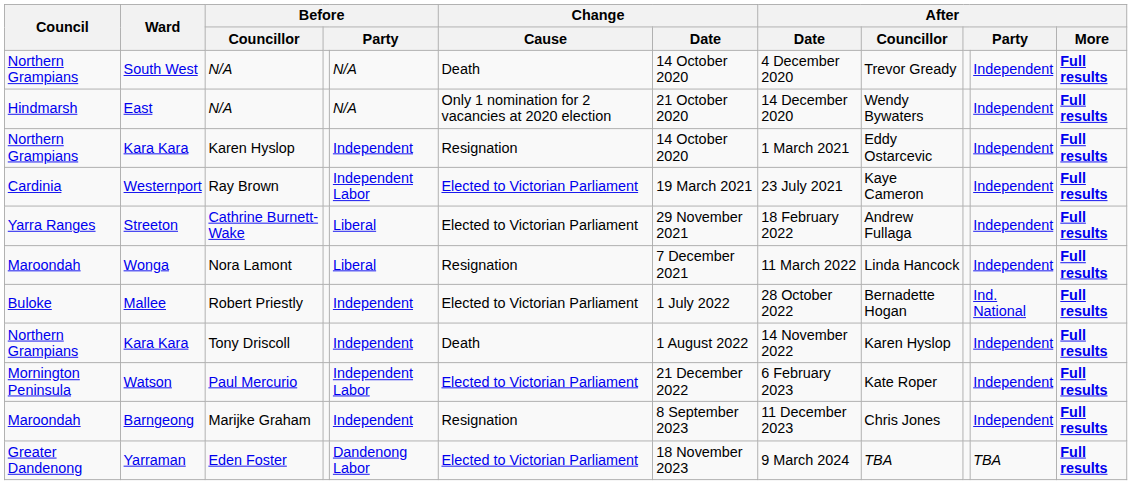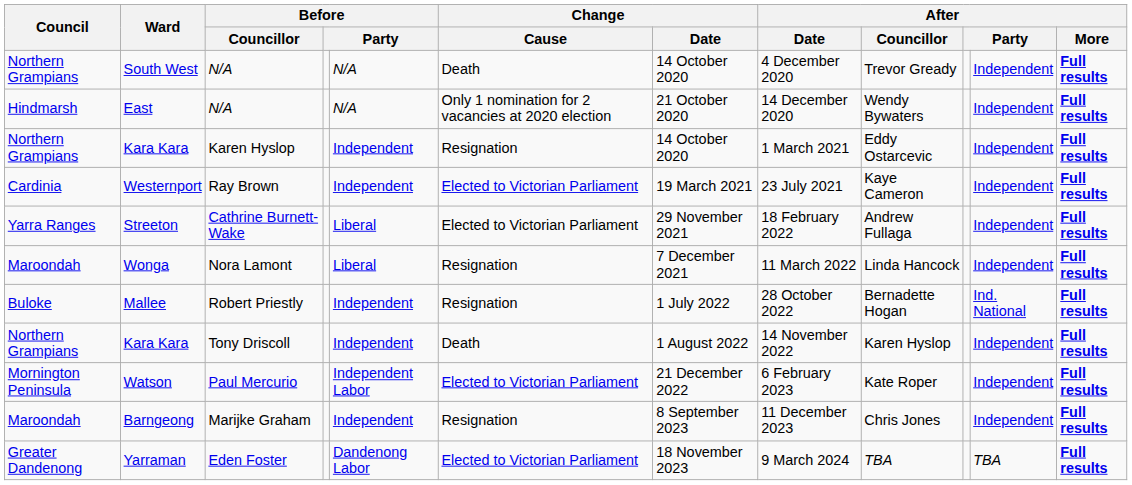(373, 186) Independent Labor -> (373, 186) Independent
(540, 303) Elected to Victorian Parliament -> (479, 303) Resignation
